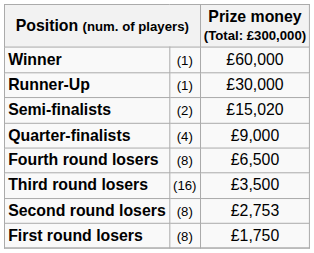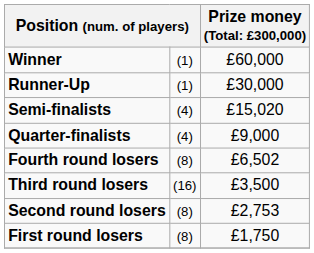(185, 111) (2) -> (185, 111) (4)
(255, 160) £6,500 -> (255, 160) £6,502
